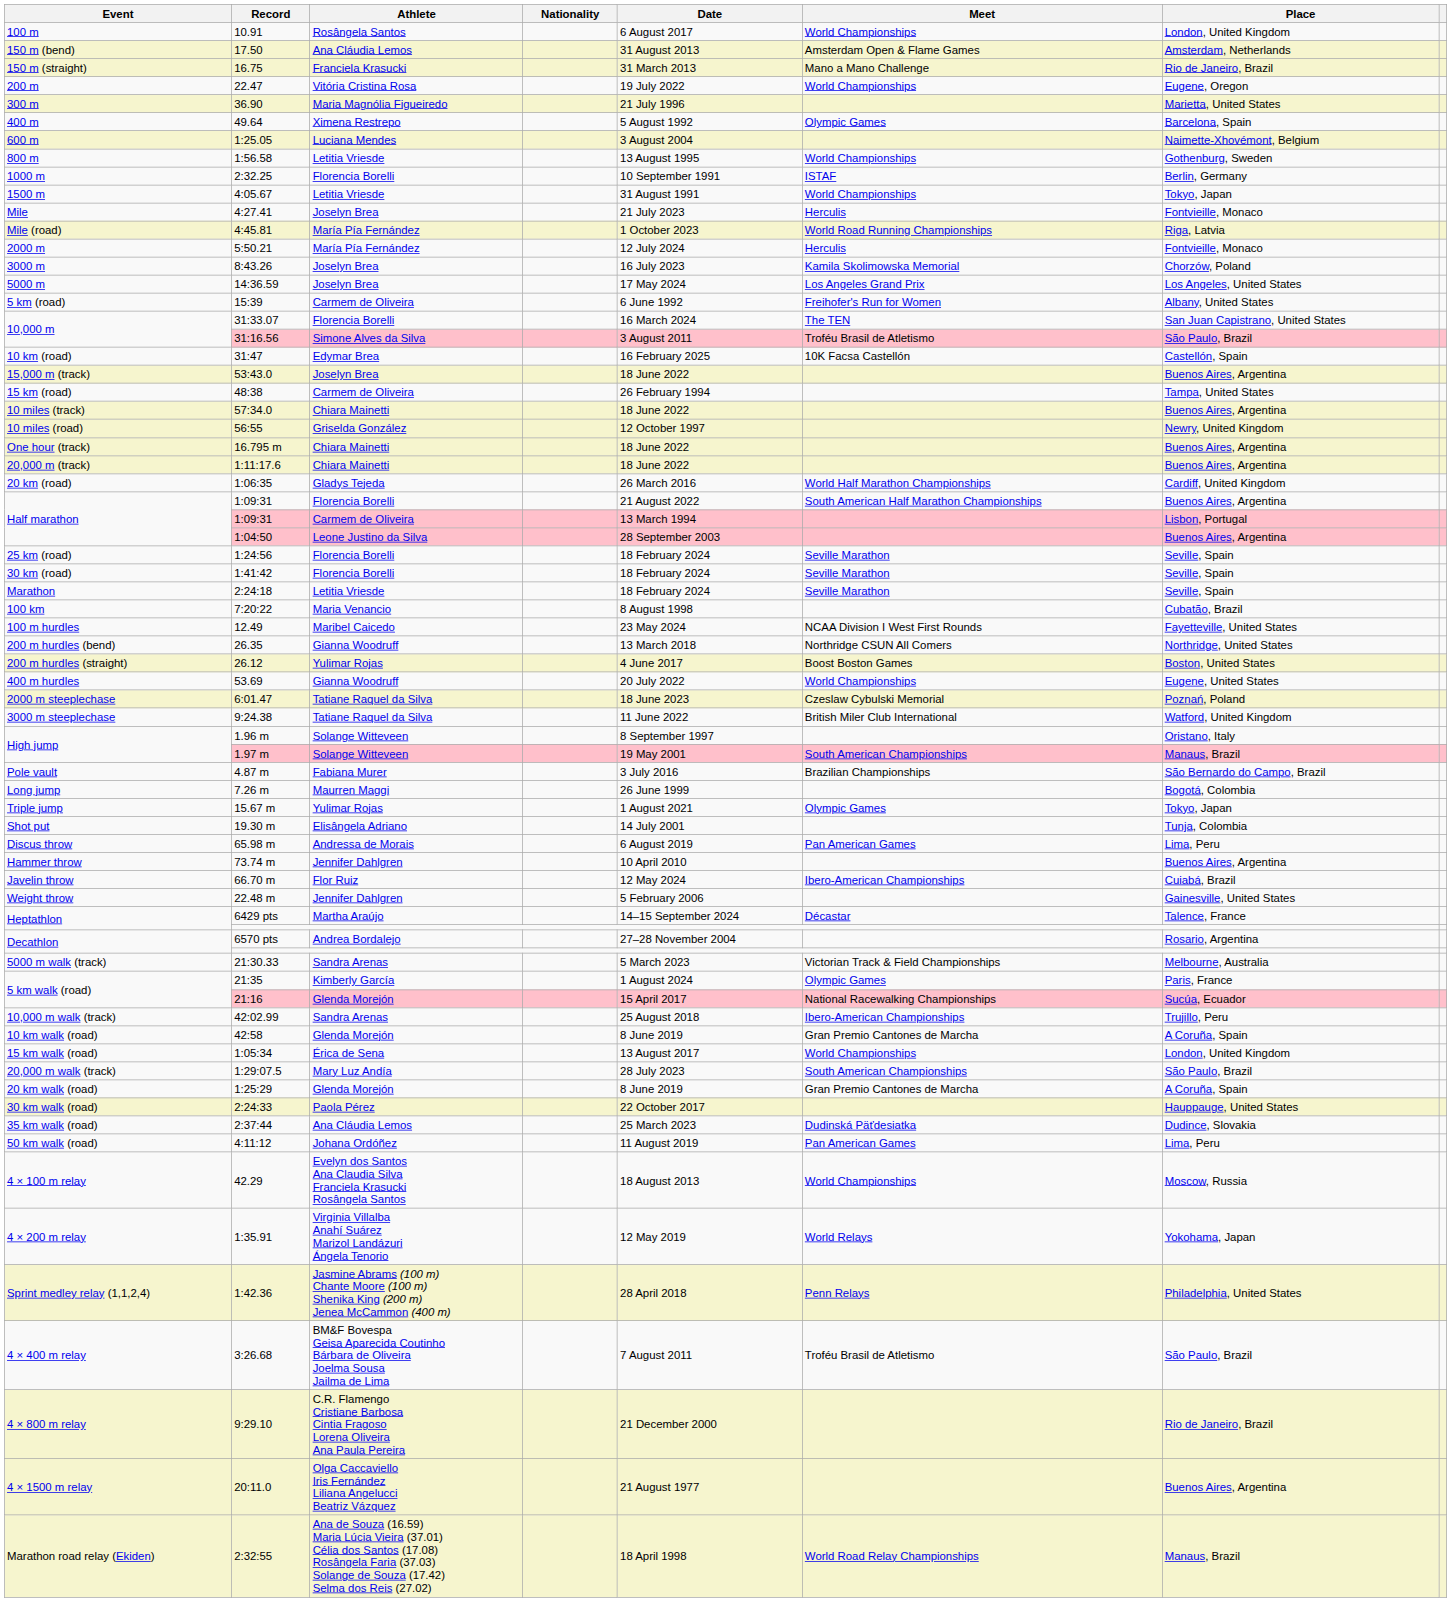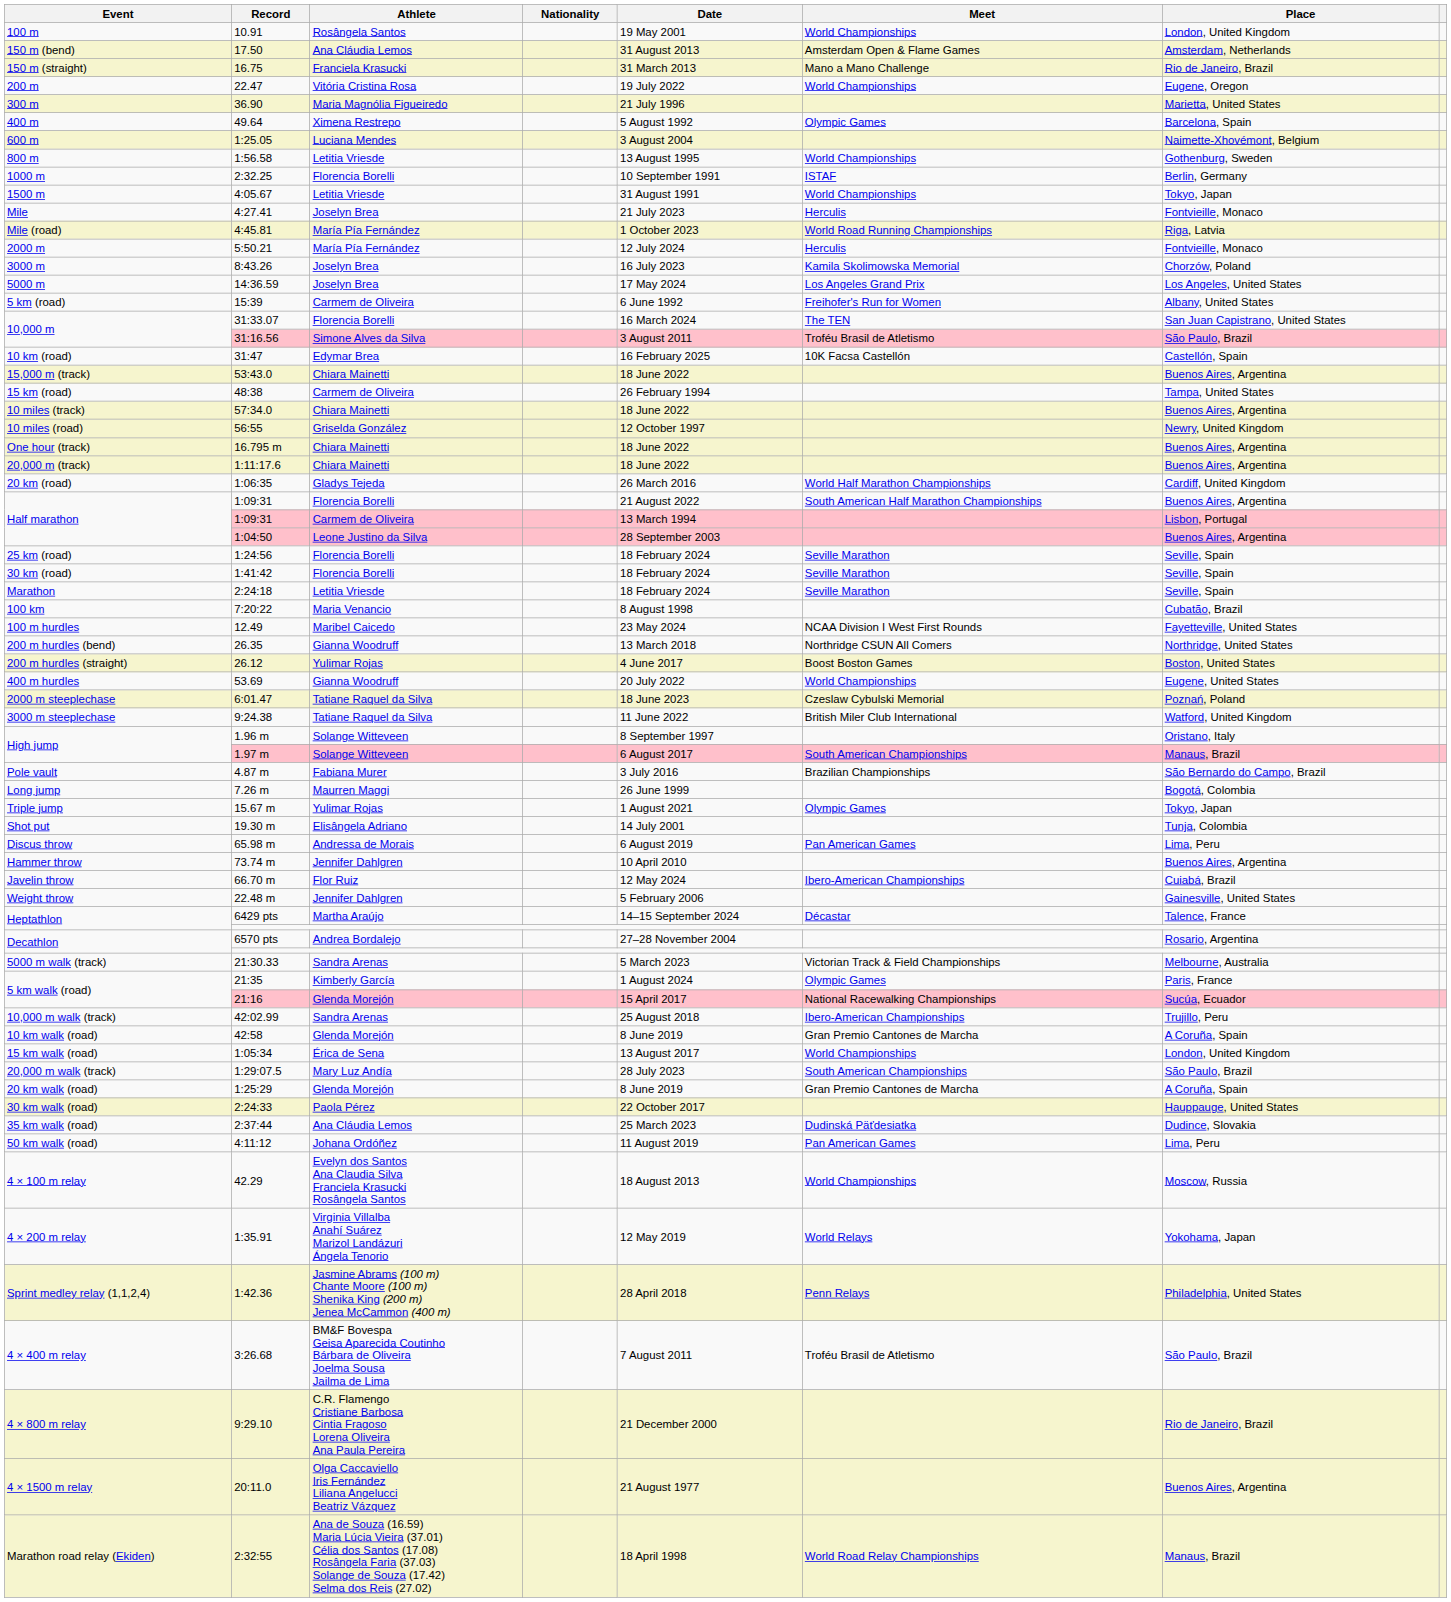(656, 32) 6 August 2017 -> (653, 32) 19 May 2001
(346, 375) Joselyn Brea -> (351, 375) Chiara Mainetti
(653, 754) 19 May 2001 -> (656, 754) 6 August 2017
